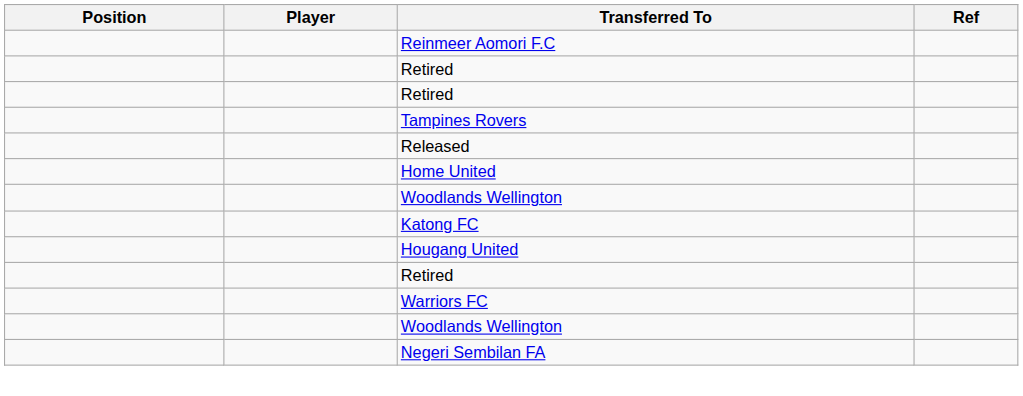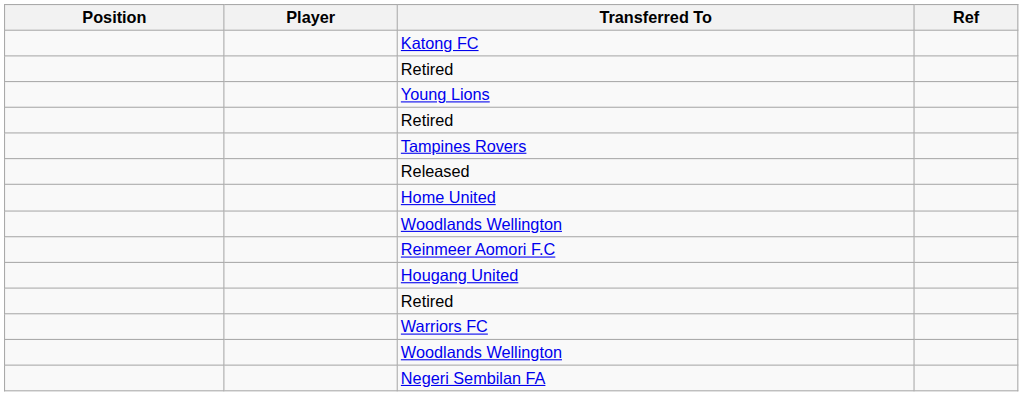rows swapped: (114, 43) <-> (114, 224)
+ row: (114, 95)
